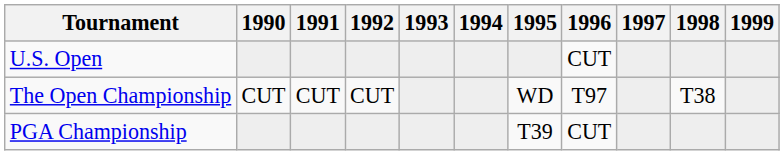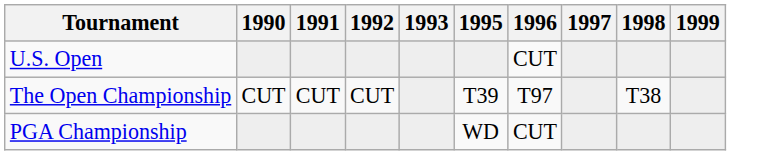- column: (481, 22)
(535, 95) WD -> (481, 95) T39
(535, 131) T39 -> (481, 131) WD
